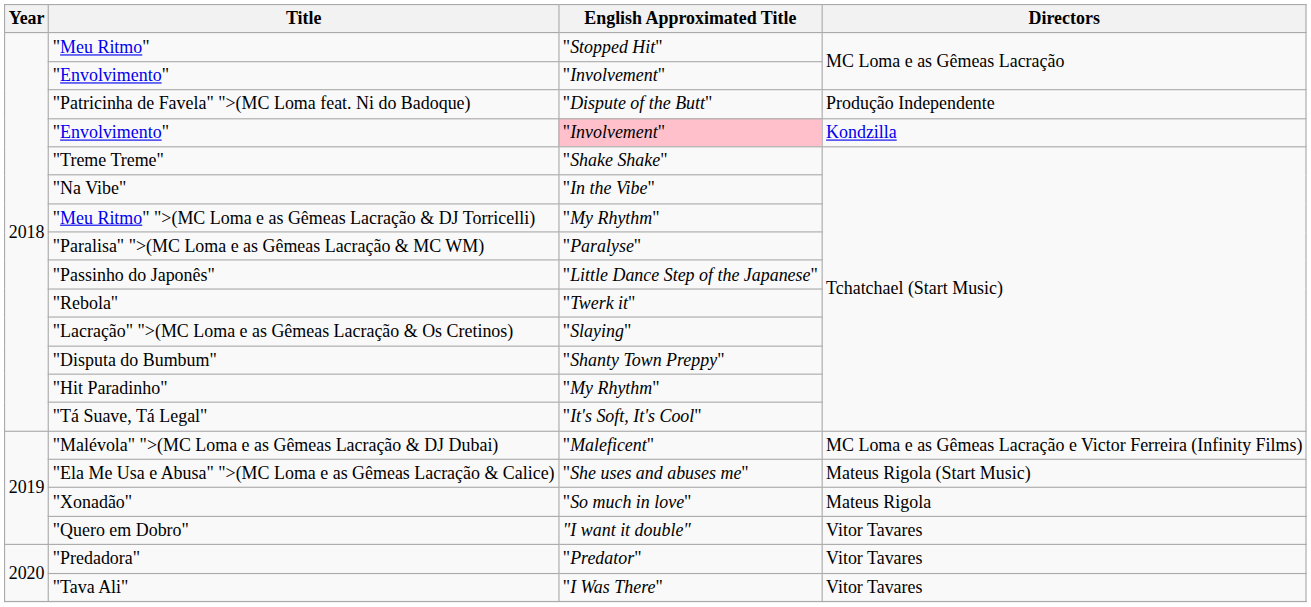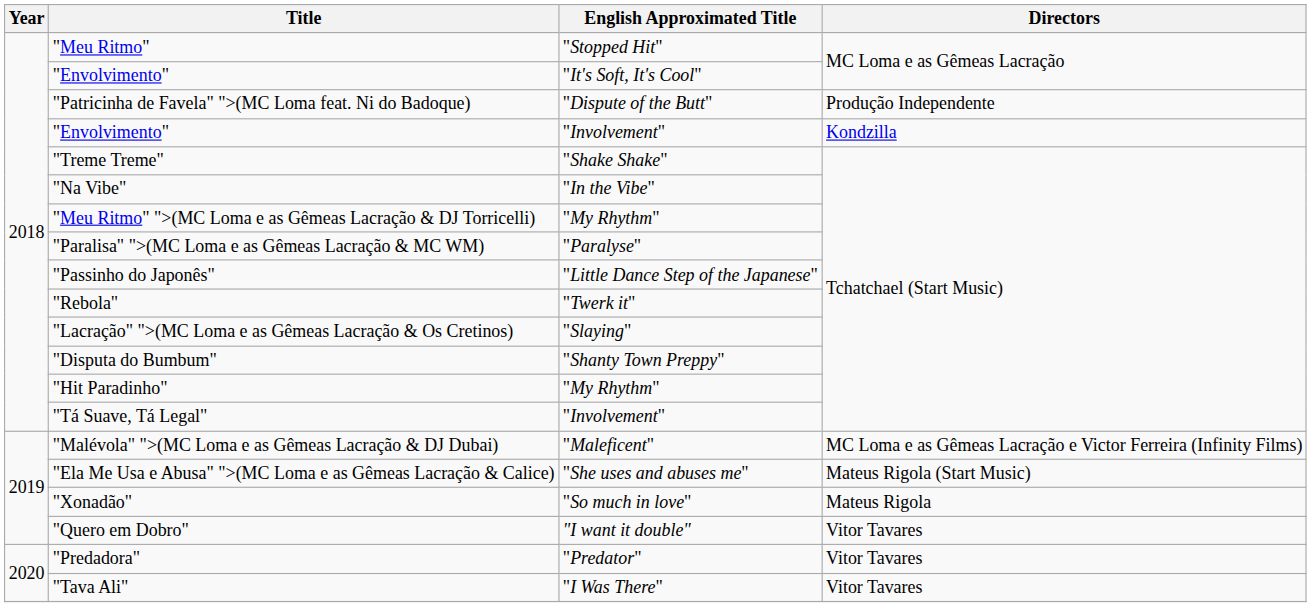(614, 75) "Involvement" -> (632, 75) "It's Soft, It's Cool"
(614, 132) pink background -> (614, 132) no background
(632, 416) "It's Soft, It's Cool" -> (614, 416) "Involvement"
